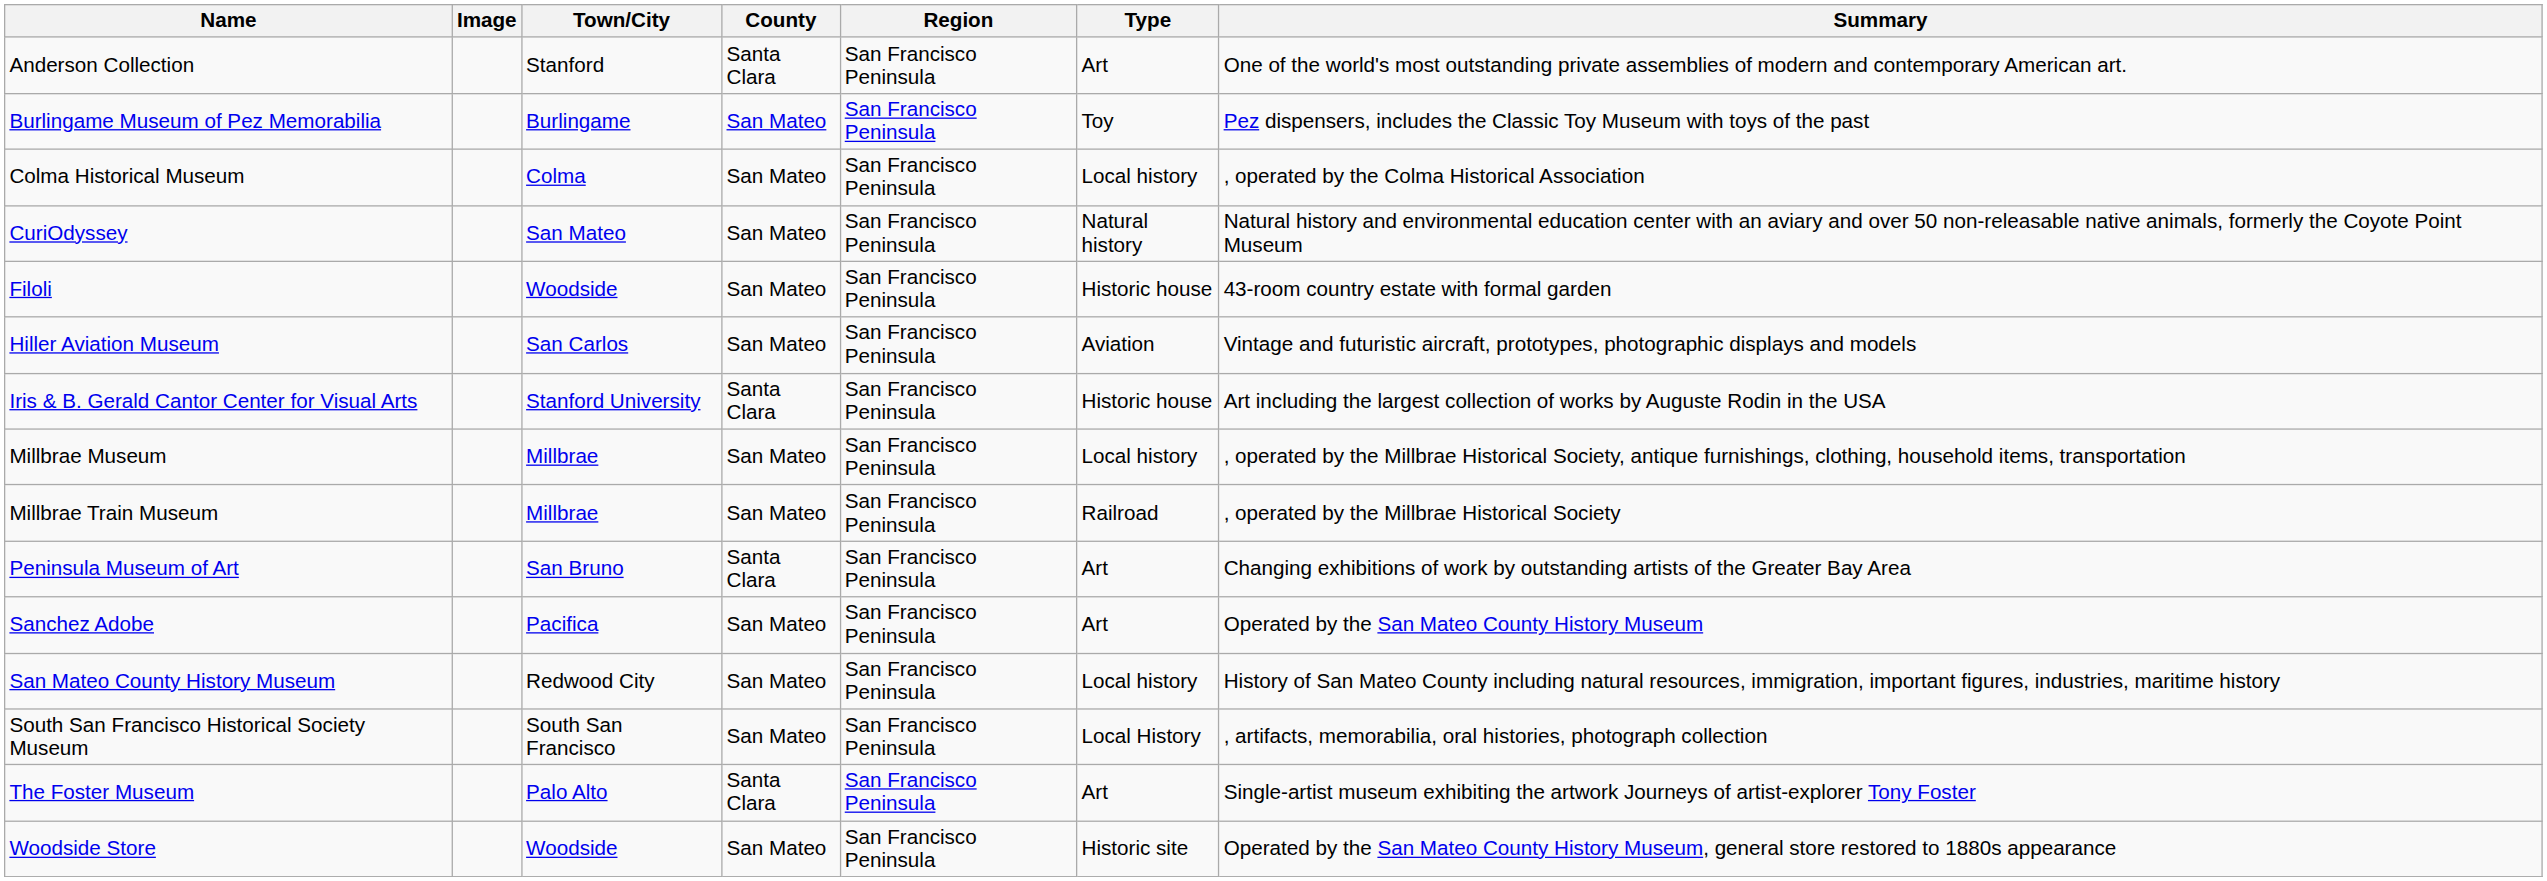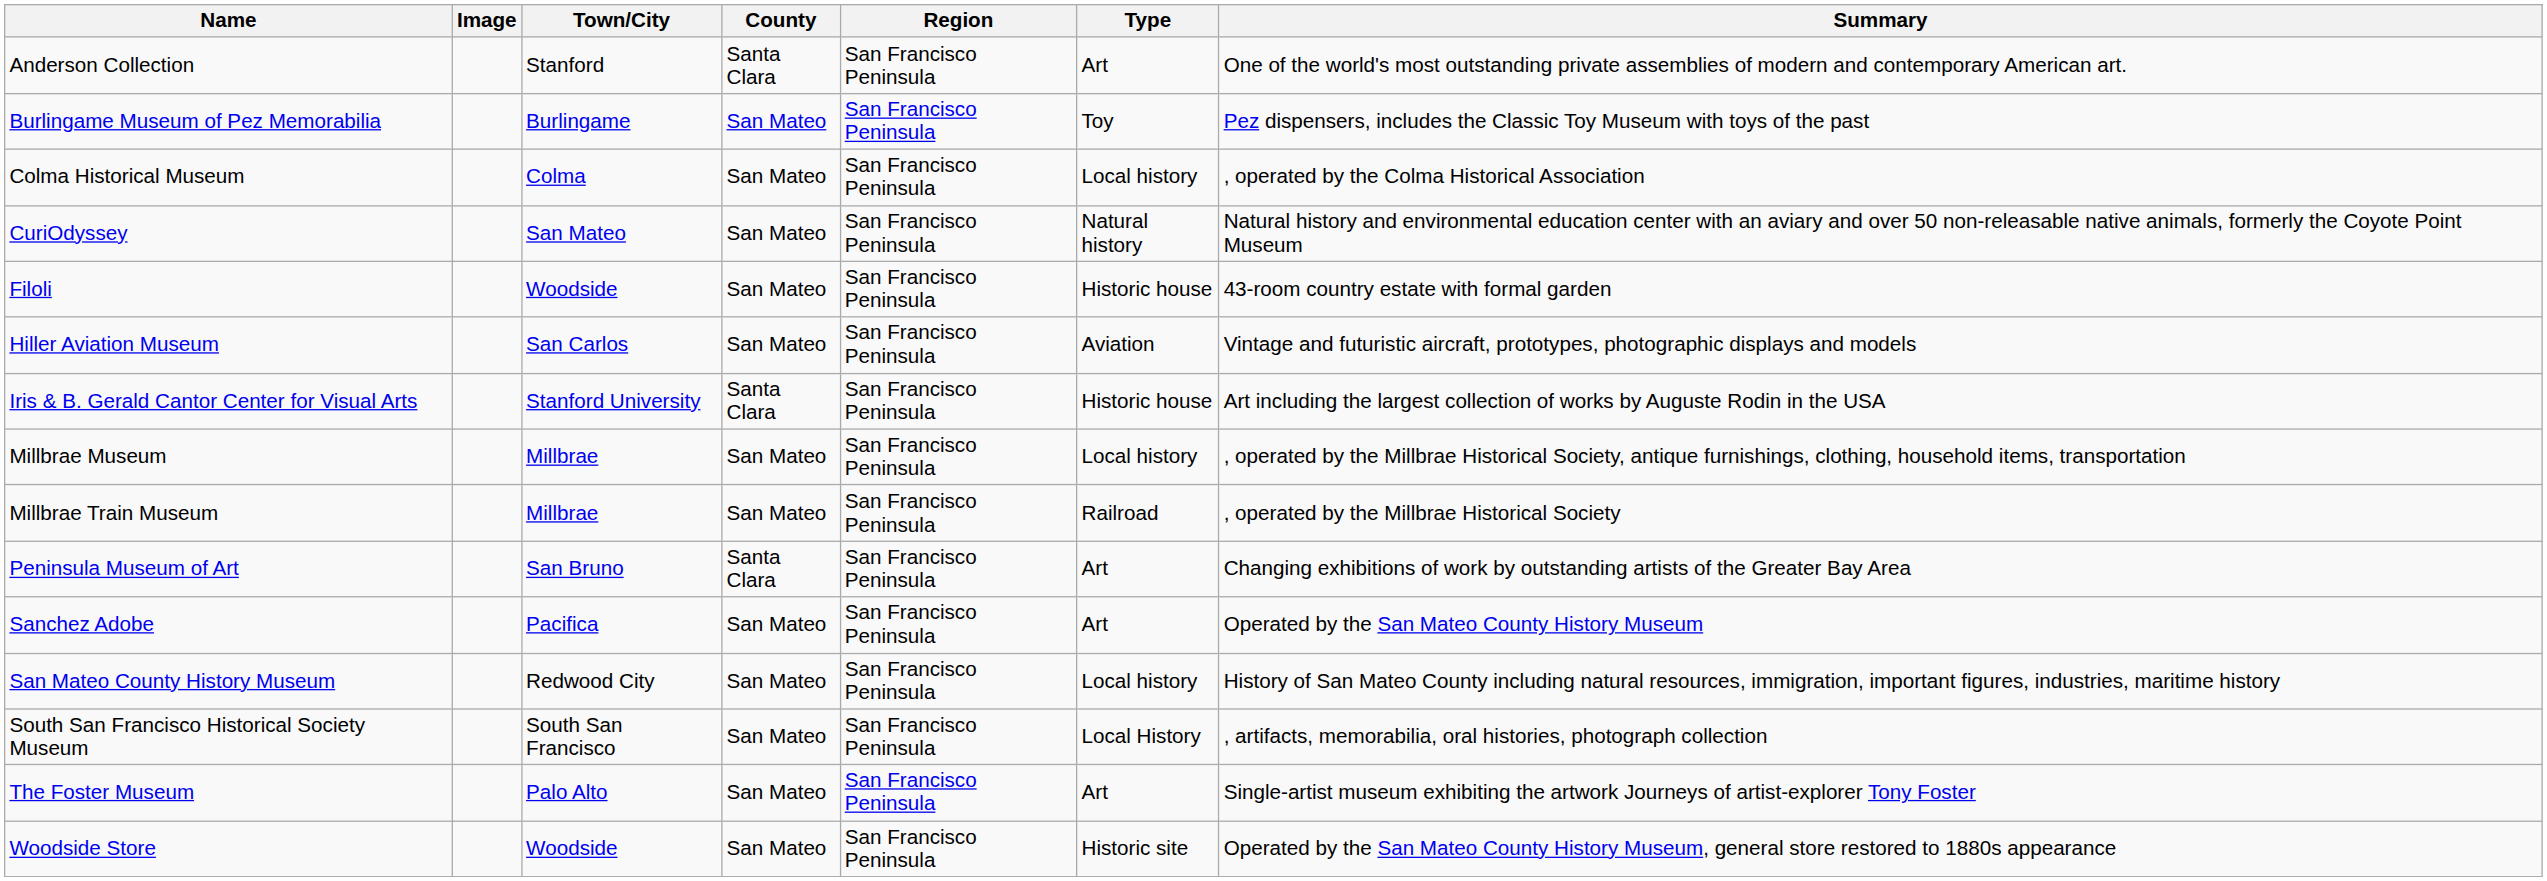(753, 792) Santa Clara -> (776, 792) San Mateo
